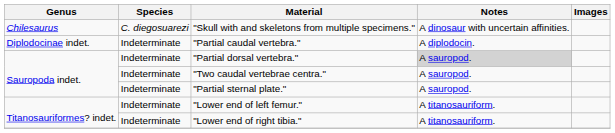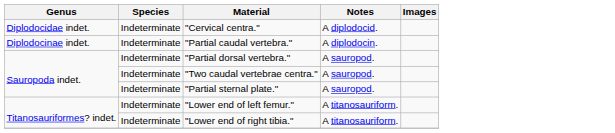- row: (304, 27)
+ row: (222, 27)
(445, 58) lightgrey background -> (348, 58) no background
